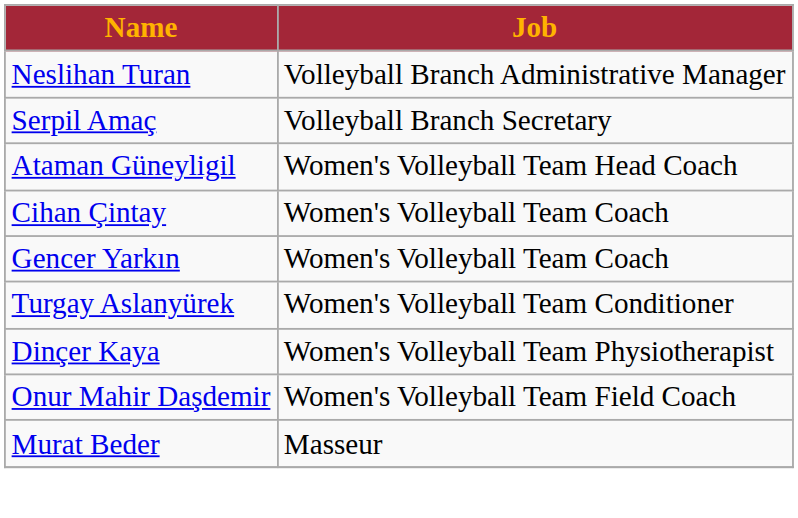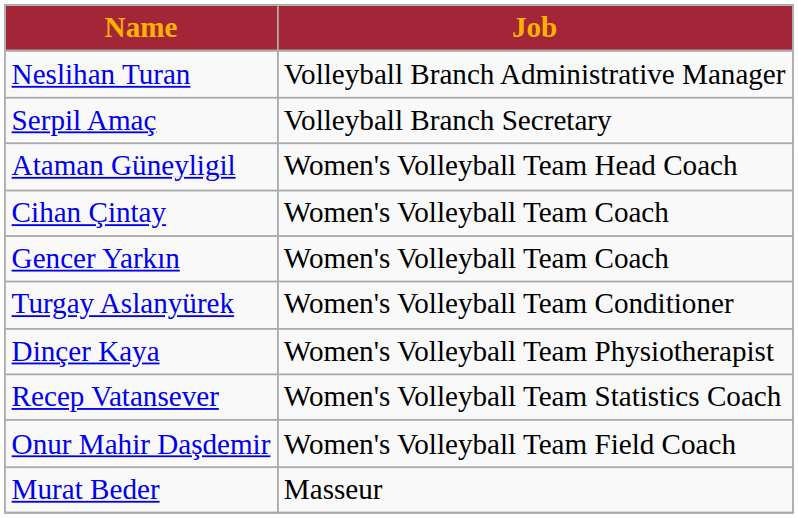+ row: (115, 397)
